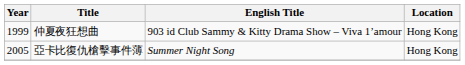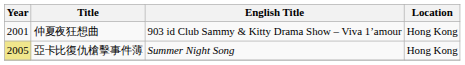(18, 31) 1999 -> (18, 31) 2001
(18, 50) no background -> (18, 50) khaki background
